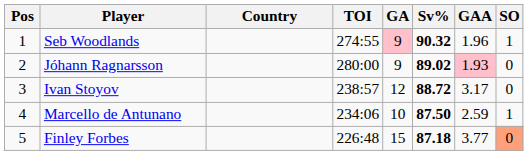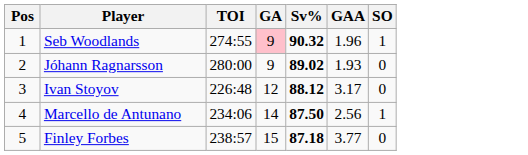- column: (269, 16)
(475, 65) pink background -> (348, 65) no background
(358, 89) 238:57 -> (231, 89) 226:48
(434, 89) 88.72 -> (307, 89) 88.12
(398, 114) 10 -> (271, 114) 14
(475, 114) 2.59 -> (348, 114) 2.56
(358, 138) 226:48 -> (231, 138) 238:57
(509, 138) lightsalmon background -> (382, 138) no background
